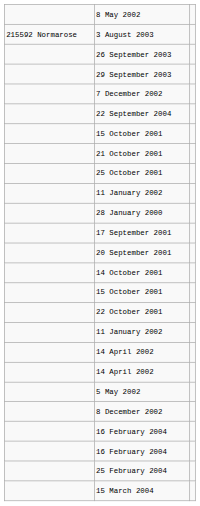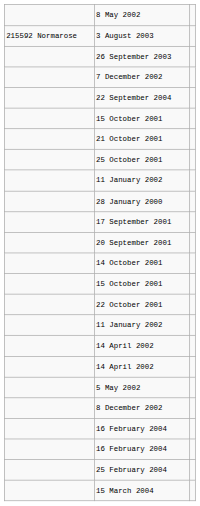- row: (49, 74)
